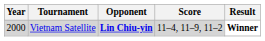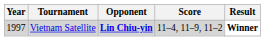(16, 28) 2000 -> (16, 28) 1997
